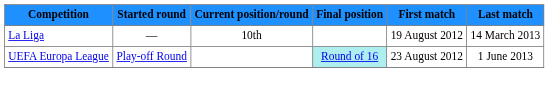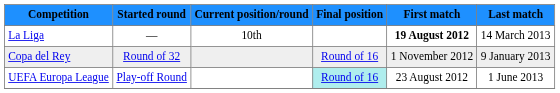(427, 35) normal -> (432, 35) bold
+ row: (39, 56)
